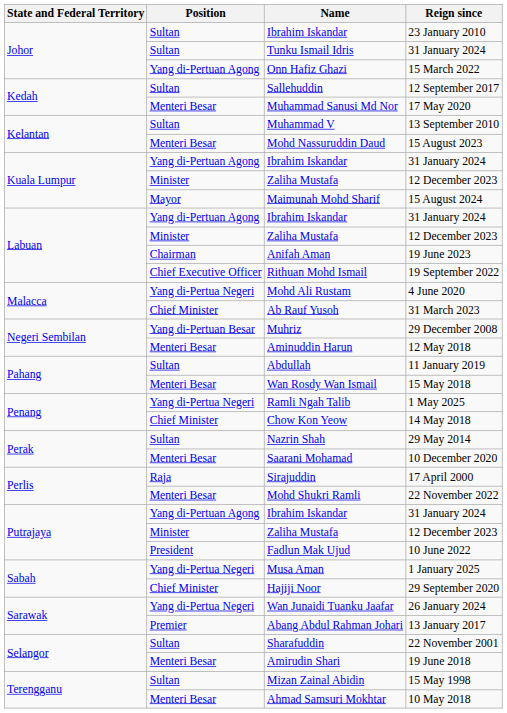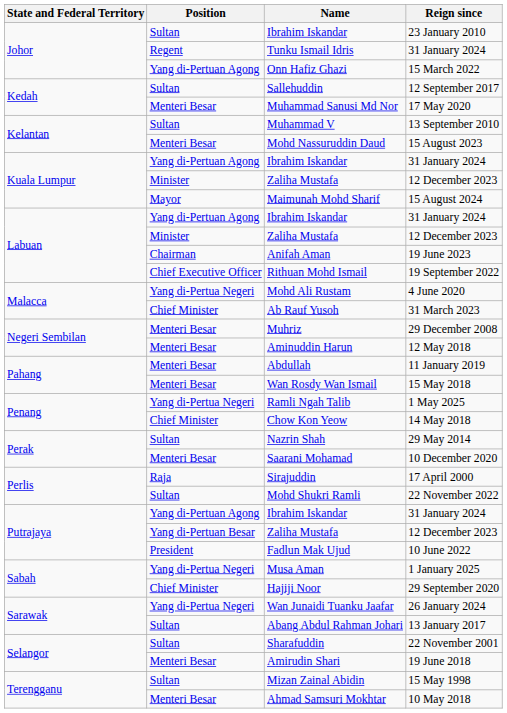(165, 50) Sultan -> (166, 50) Regent
(202, 328) Yang di-Pertuan Besar -> (183, 328) Menteri Besar
(165, 365) Sultan -> (183, 365) Menteri Besar
(183, 495) Menteri Besar -> (165, 495) Sultan
(169, 532) Minister -> (202, 532) Yang di-Pertuan Besar
(168, 625) Premier -> (165, 625) Sultan
